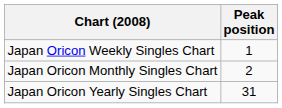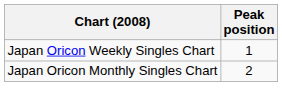- row: (107, 92)
